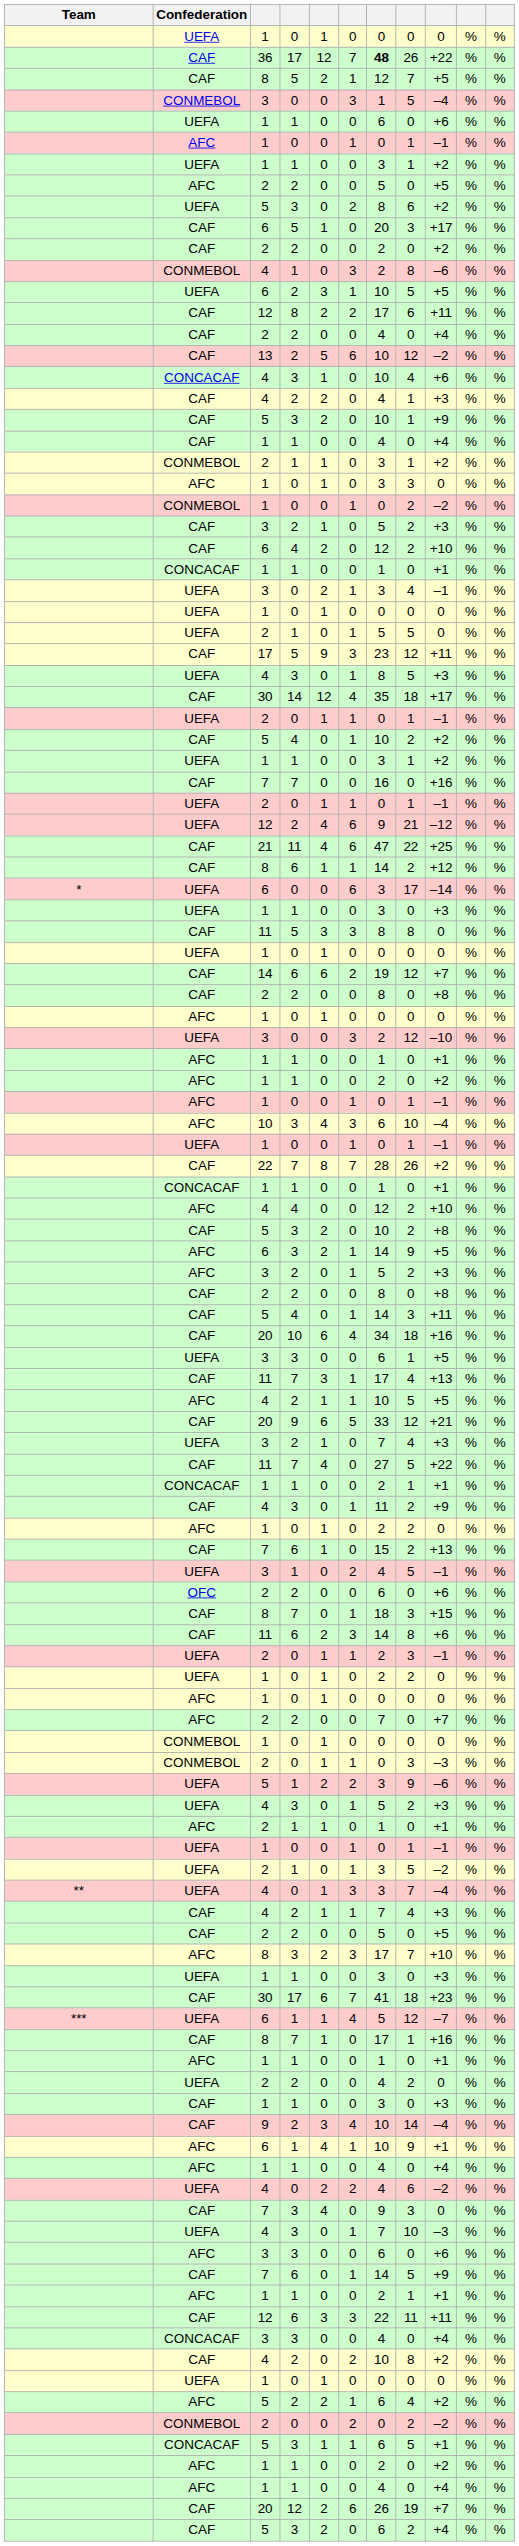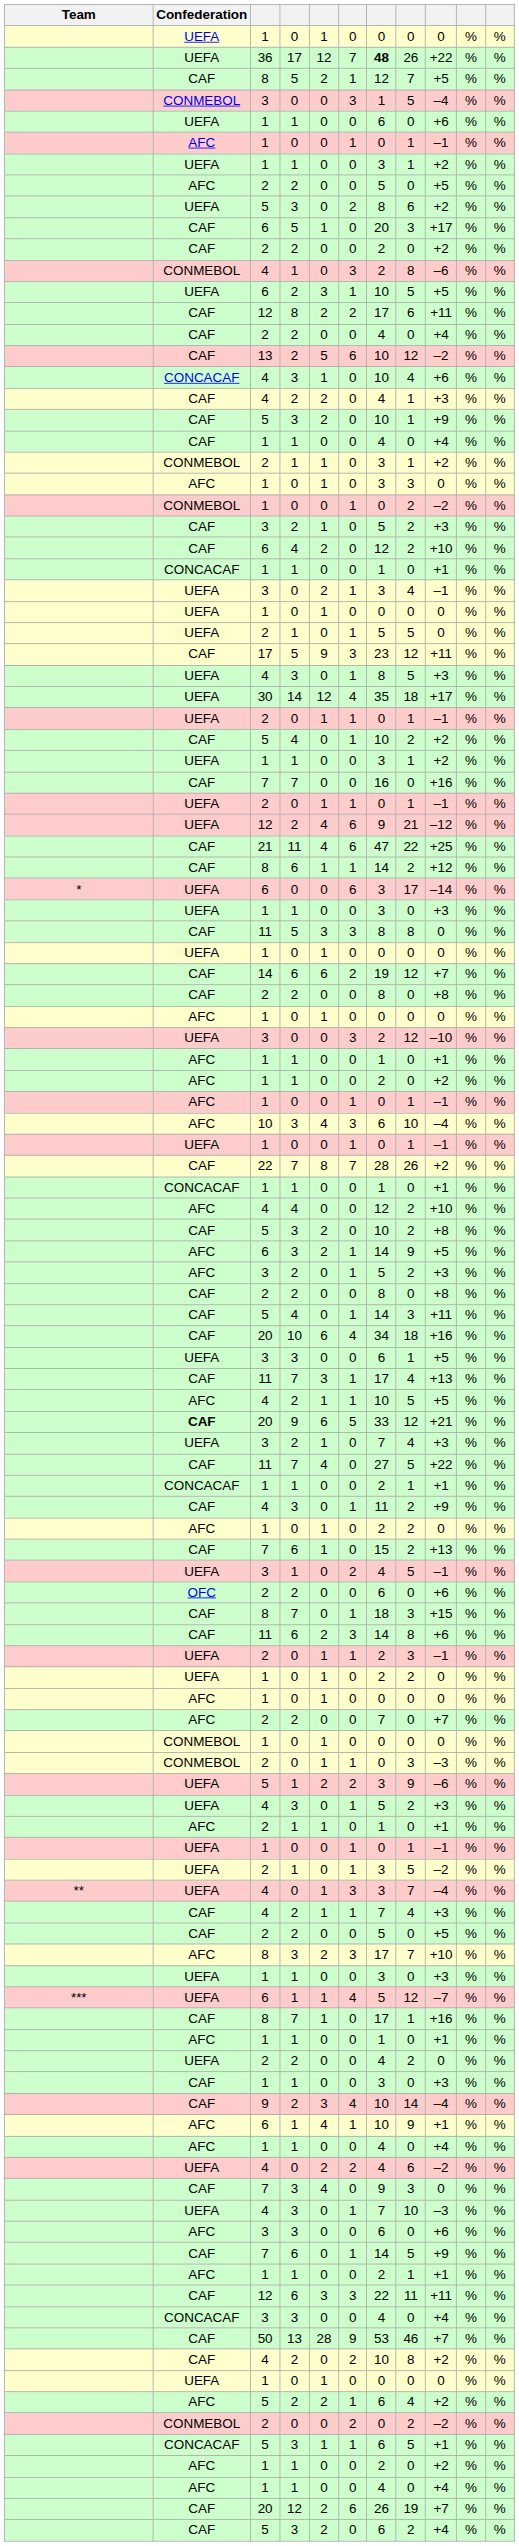(202, 57) CAF -> (202, 57) UEFA
(202, 697) CAF -> (202, 697) UEFA
(202, 1421) normal -> (202, 1421) bold
- row: (265, 1997)
+ row: (265, 2338)
